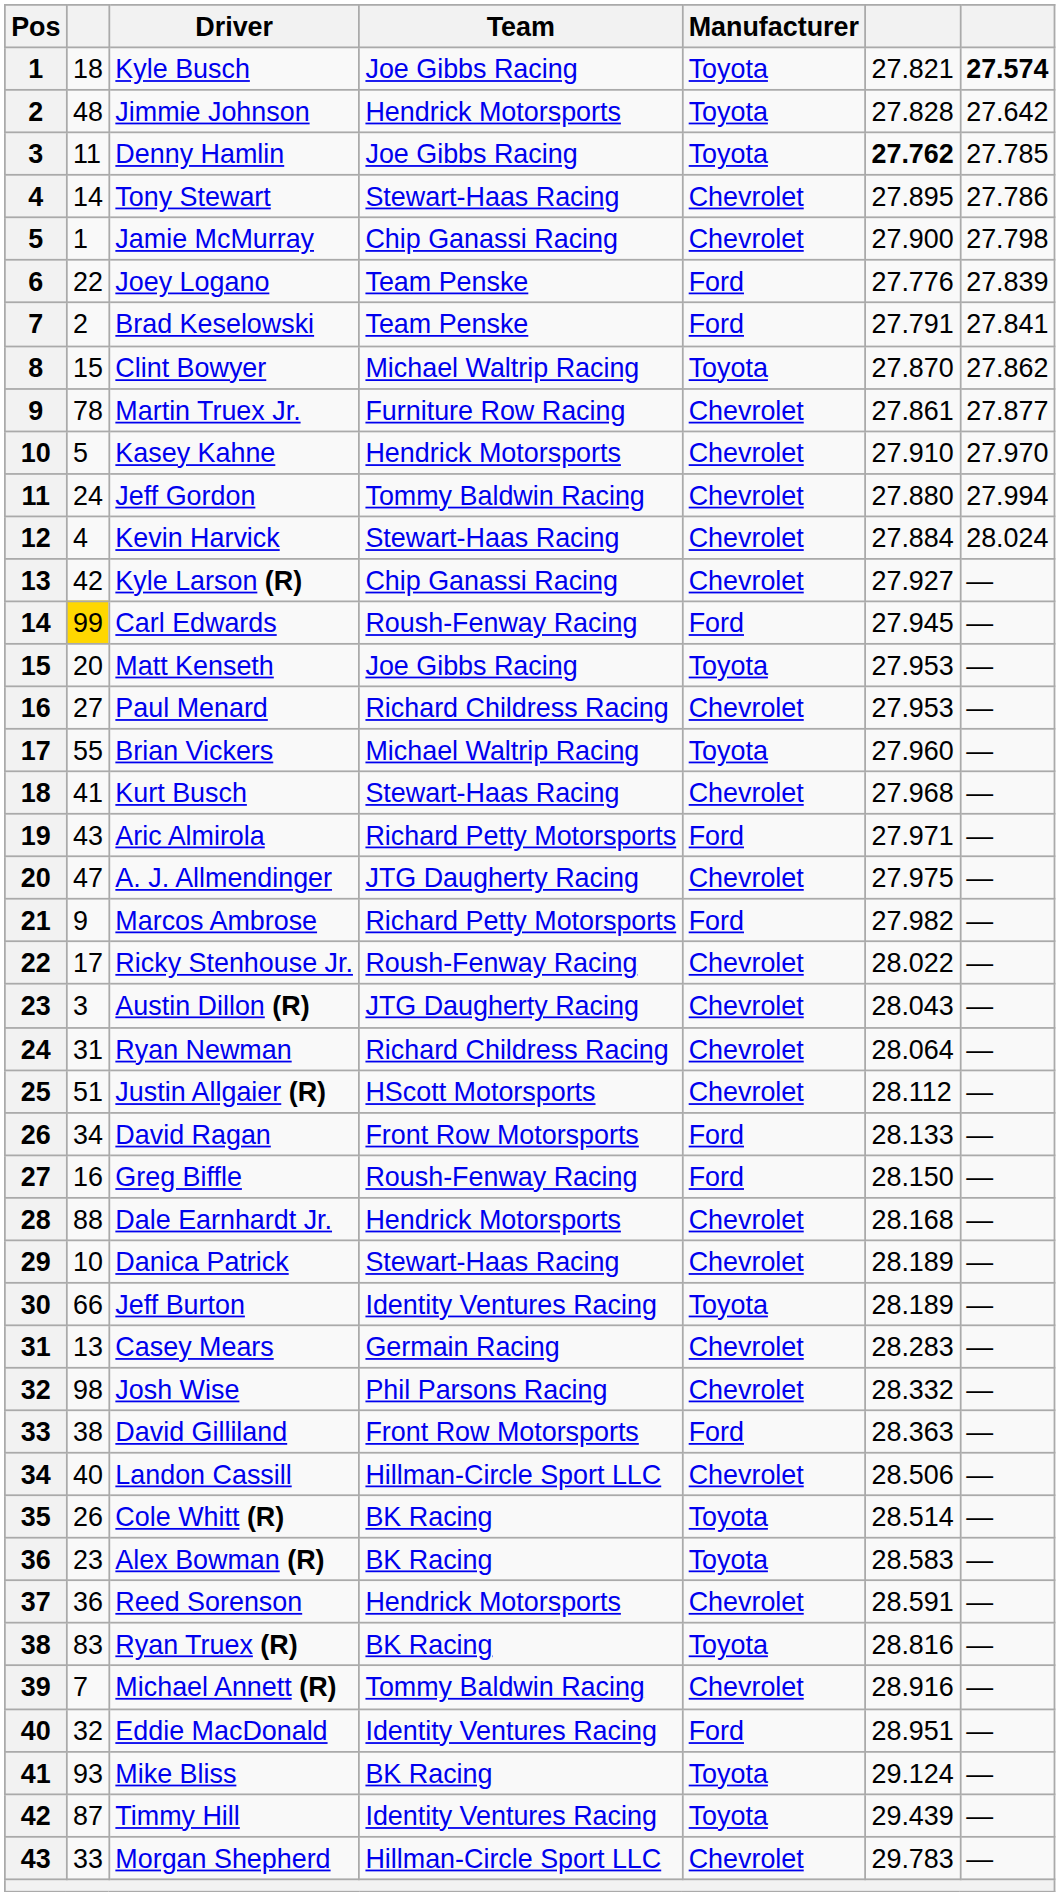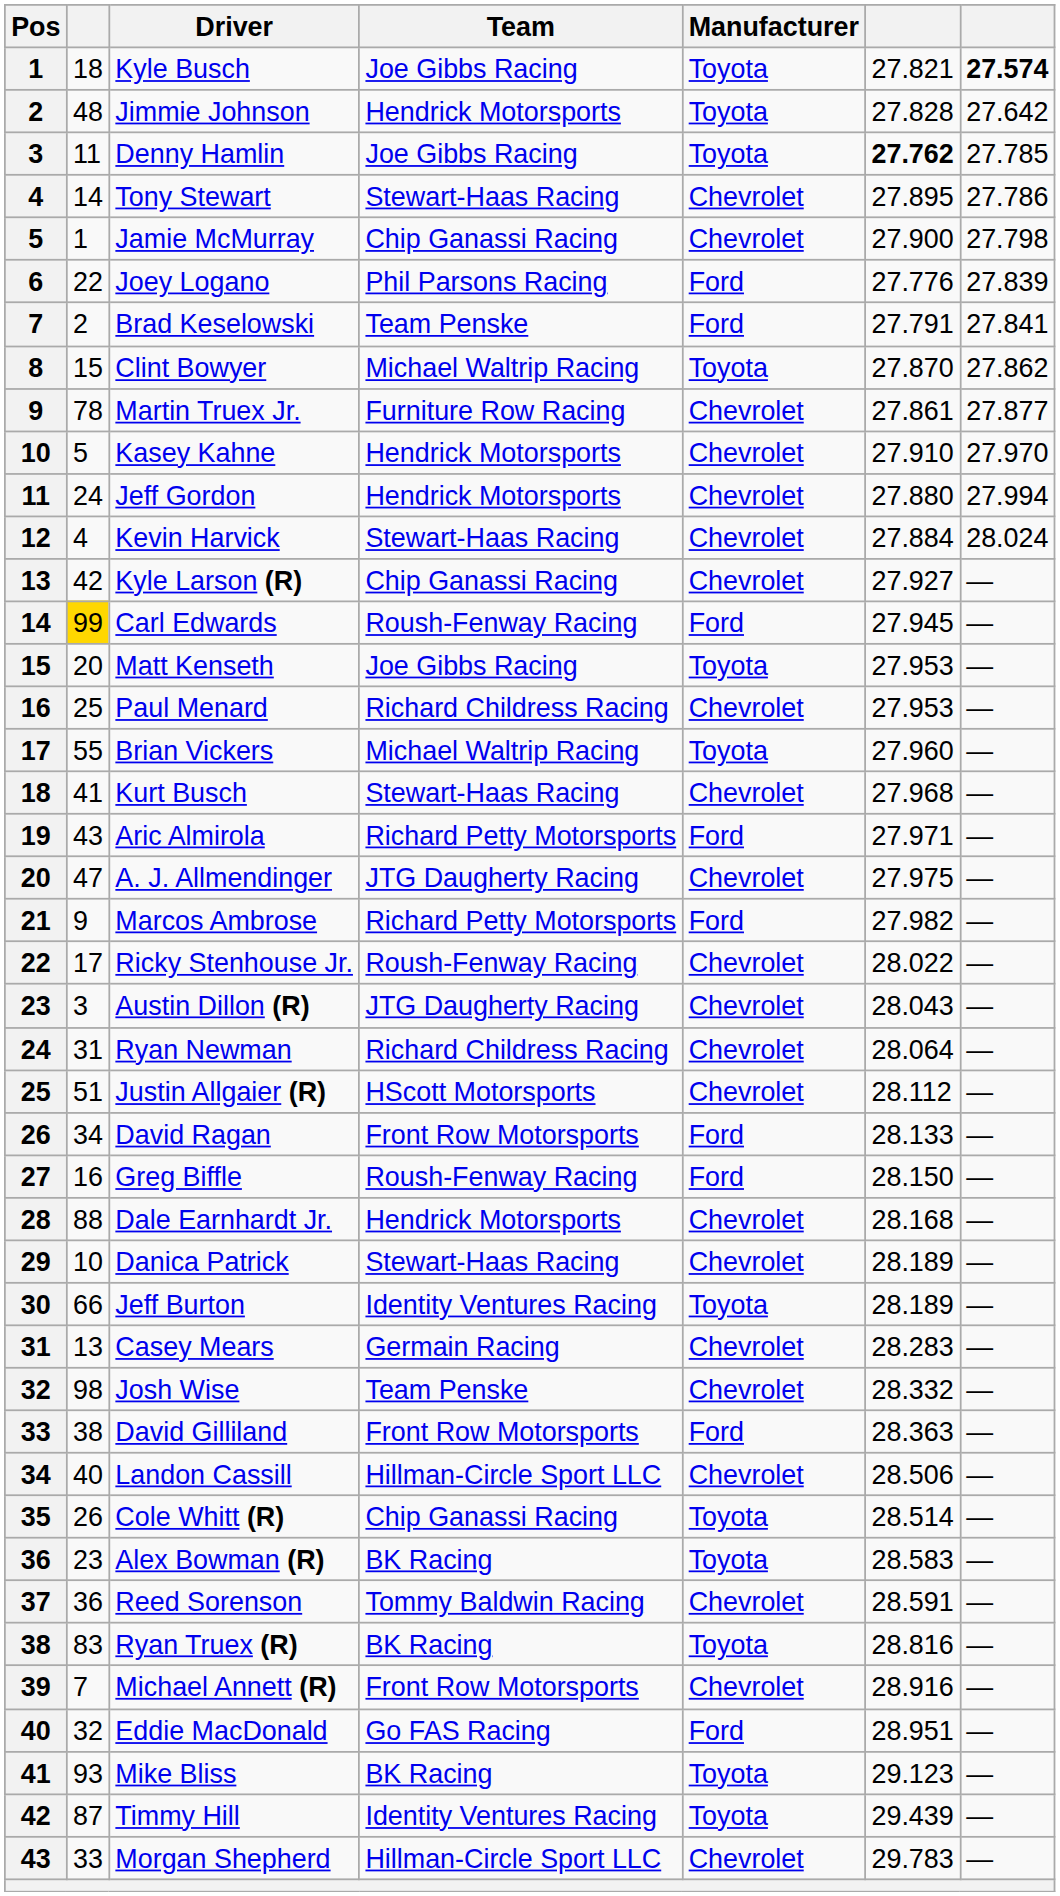(447, 282) Team Penske -> (486, 282) Phil Parsons Racing
(505, 495) Tommy Baldwin Racing -> (493, 495) Hendrick Motorsports
(88, 708) 27 -> (88, 708) 25
(486, 1389) Phil Parsons Racing -> (447, 1389) Team Penske
(429, 1517) BK Racing -> (492, 1517) Chip Ganassi Racing
(493, 1602) Hendrick Motorsports -> (505, 1602) Tommy Baldwin Racing
(505, 1687) Tommy Baldwin Racing -> (502, 1687) Front Row Motorsports
(511, 1730) Identity Ventures Racing -> (458, 1730) Go FAS Racing
(913, 1773) 29.124 -> (913, 1773) 29.123
